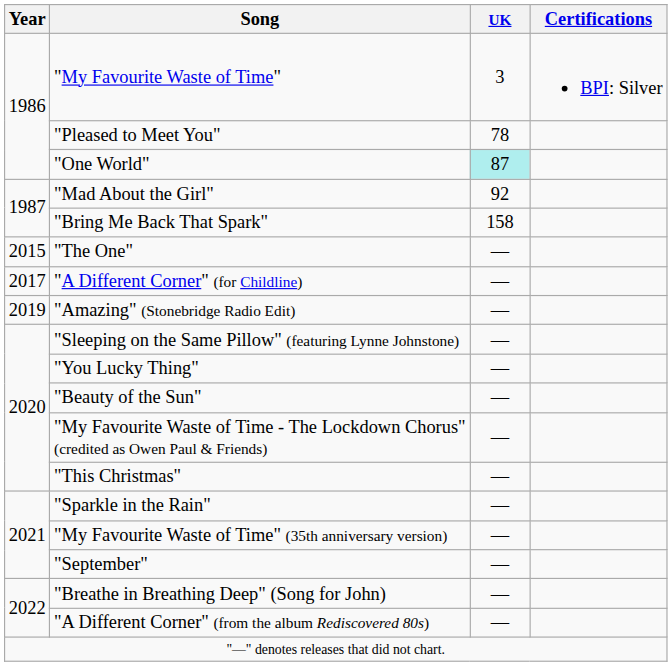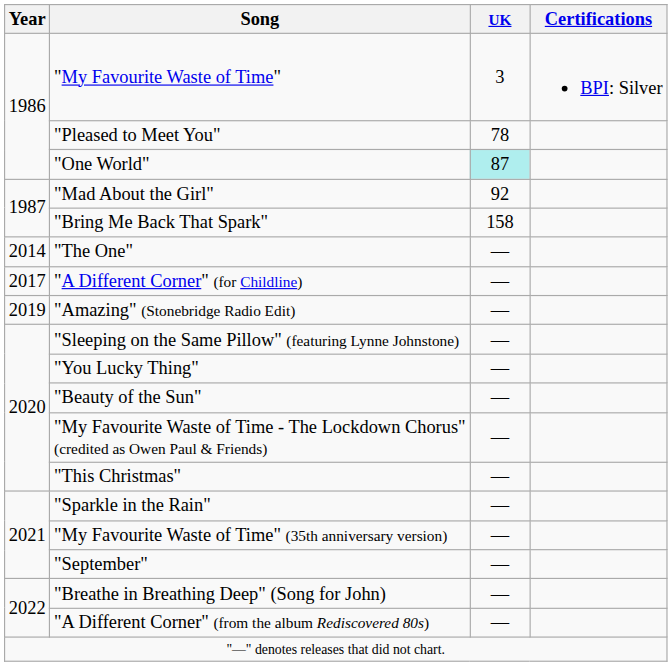(27, 251) 2015 -> (27, 251) 2014
